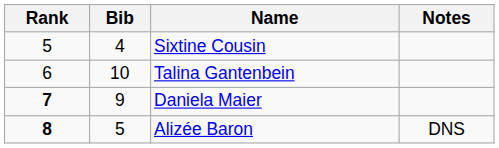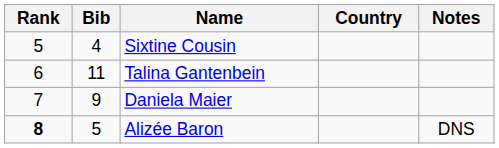+ column: (369, 18)
(120, 73) 10 -> (96, 73) 11
(47, 101) bold -> (38, 101) normal
